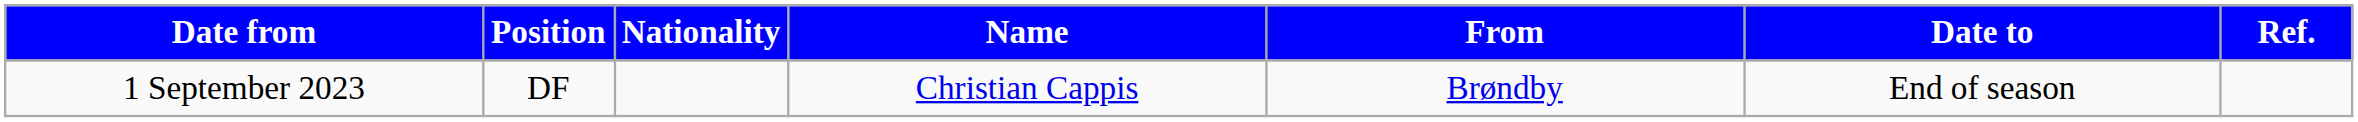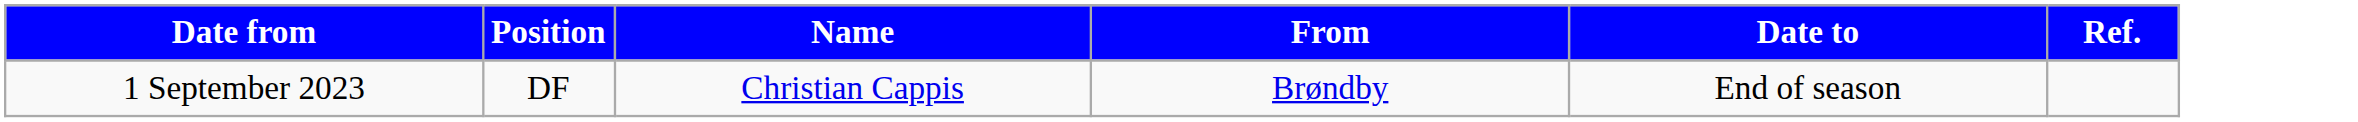- column: (701, 32)
